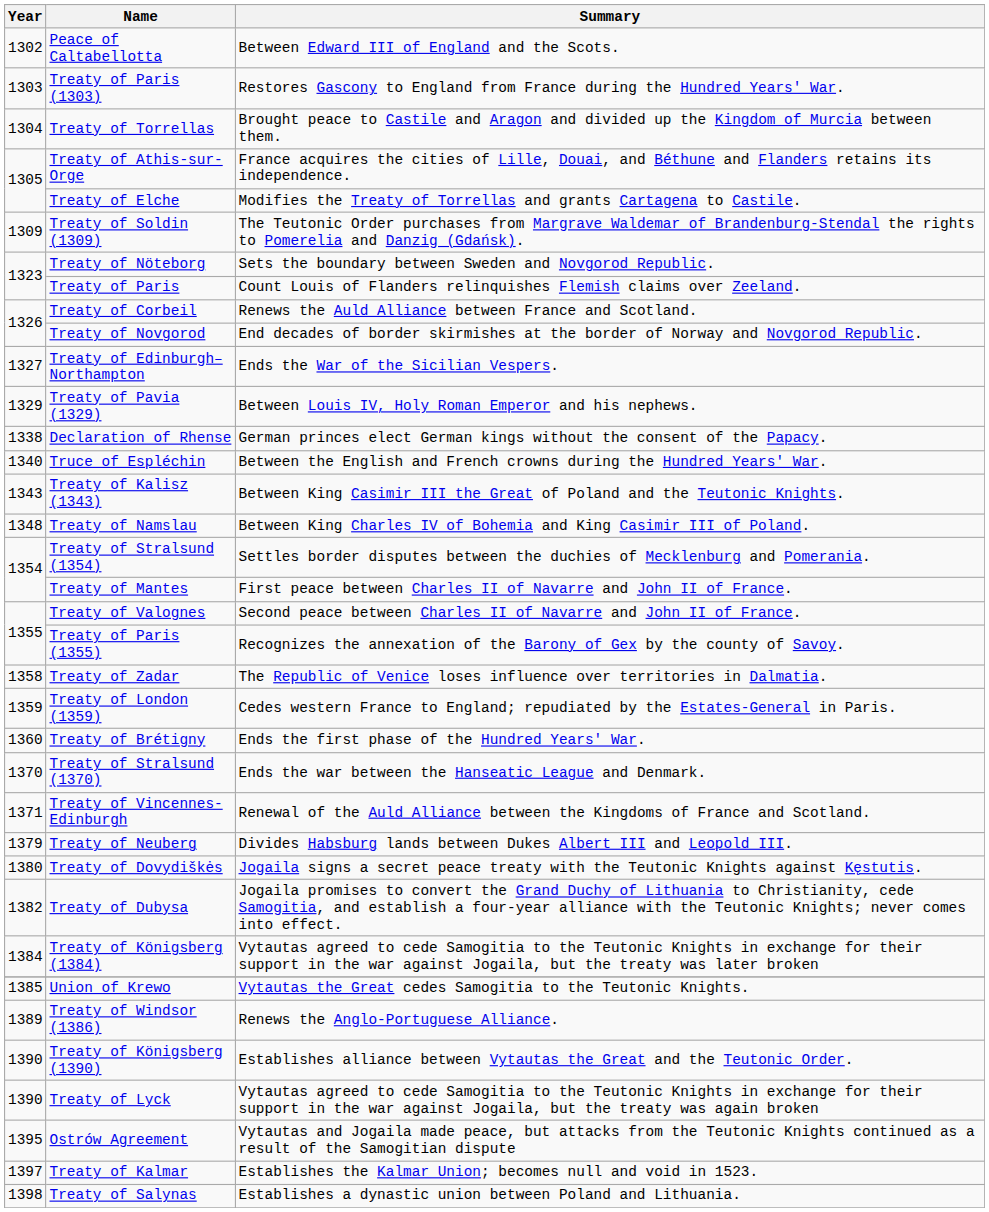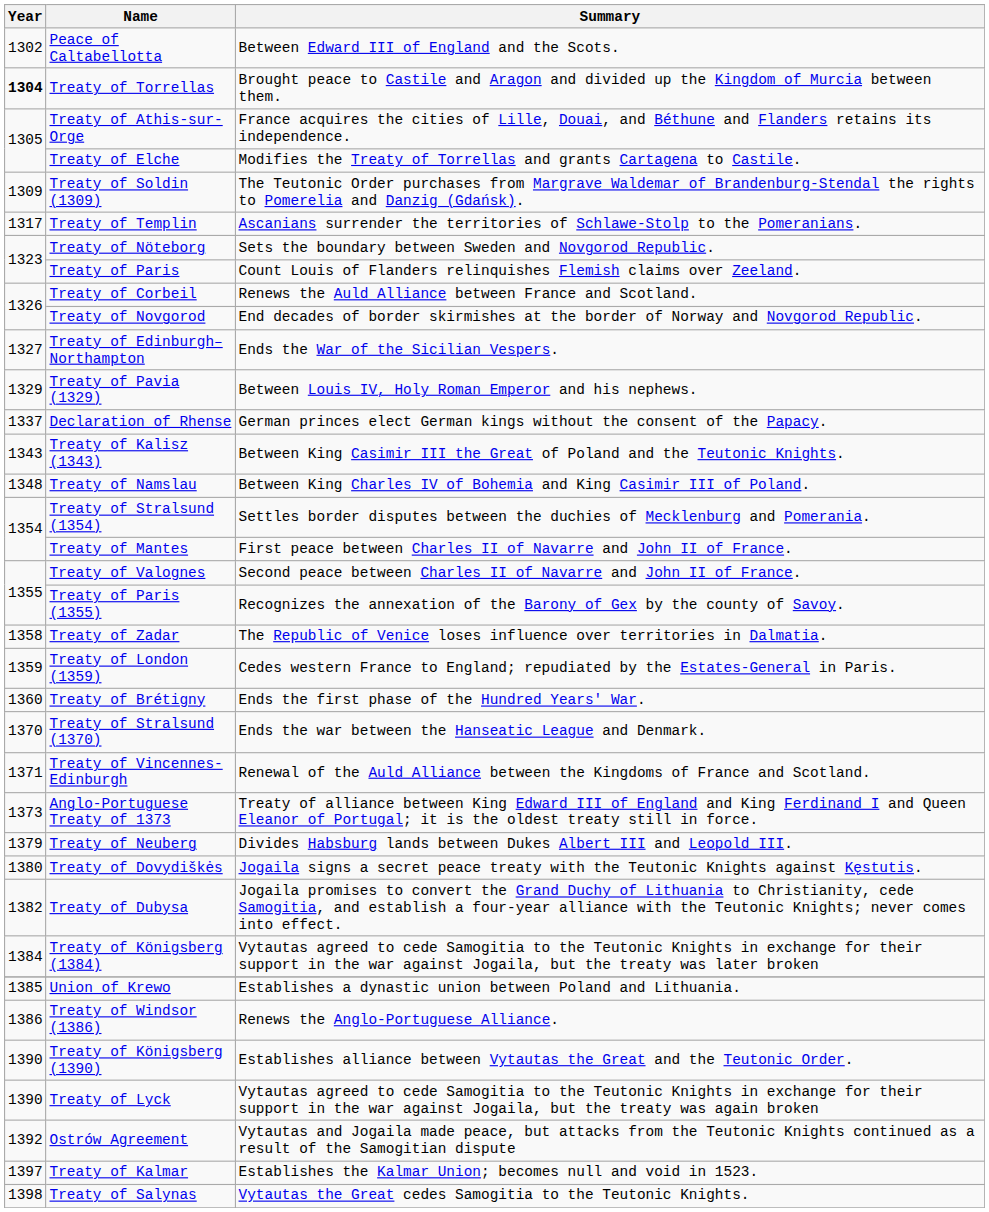- row: (114, 88)
(25, 128) normal -> (25, 88) bold
+ row: (123, 224)
(25, 439) 1338 -> (25, 422) 1337
- row: (127, 462)
+ row: (119, 812)
(494, 988) Vytautas the Great cedes Samogitia to the Teutonic Knights. -> (490, 988) Establishes a dynastic union between Poland and Lithuania.
(25, 1020) 1389 -> (25, 1020) 1386
(25, 1141) 1395 -> (25, 1141) 1392
(490, 1196) Establishes a dynastic union between Poland and Lithuania. -> (494, 1196) Vytautas the Great cedes Samogitia to the Teutonic Knights.
